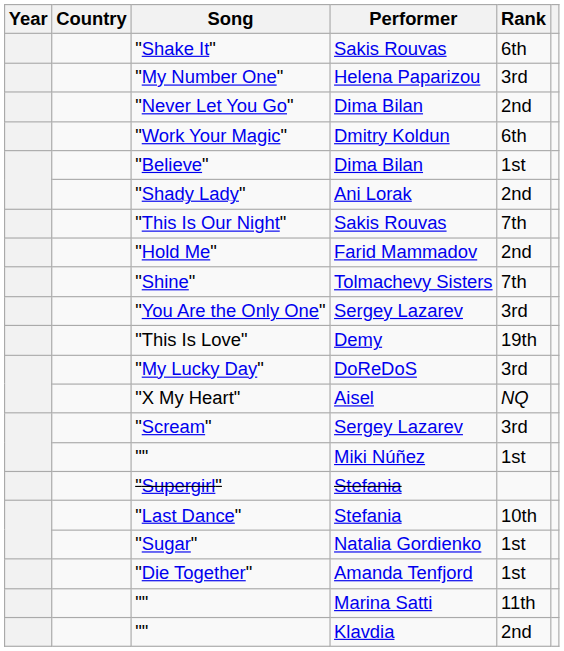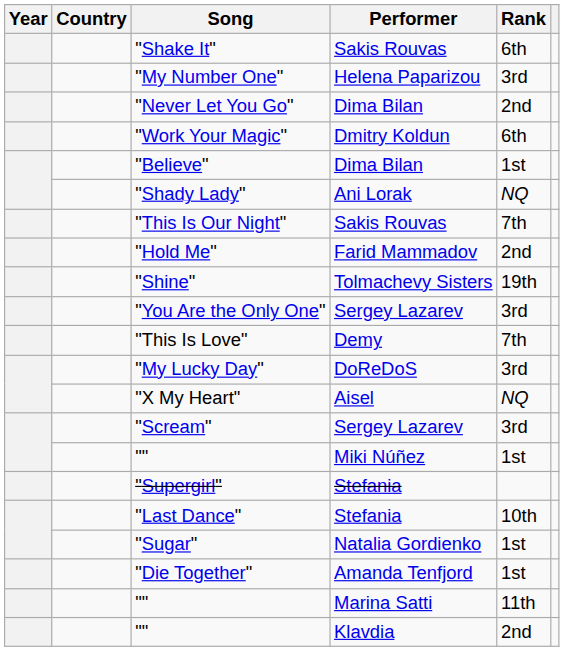(516, 194) 2nd -> (515, 194) NQ
(514, 281) 7th -> (519, 281) 19th
(519, 340) 19th -> (514, 340) 7th
